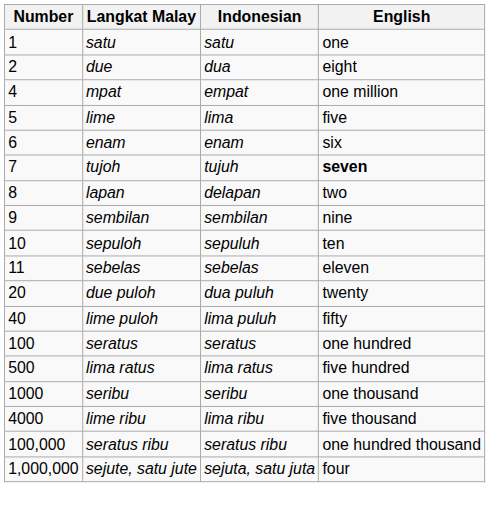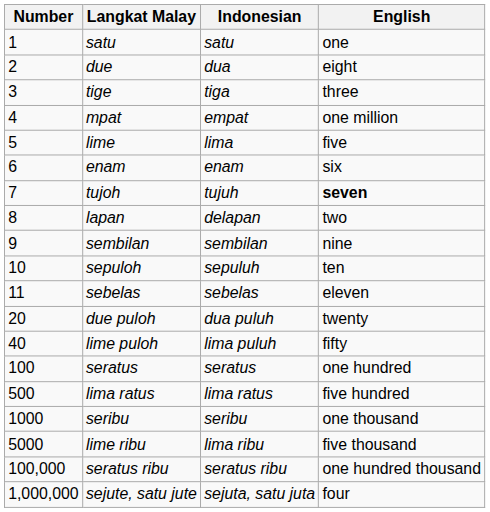+ row: (99, 92)
(26, 419) 4000 -> (26, 444) 5000
